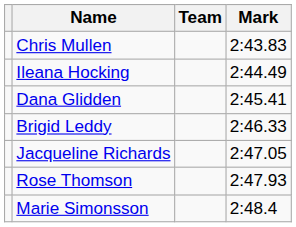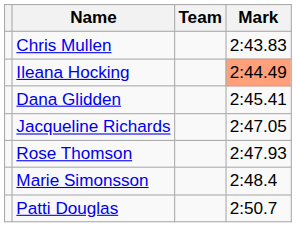(258, 72) no background -> (258, 72) lightsalmon background
- row: (64, 126)
+ row: (67, 208)
